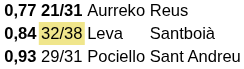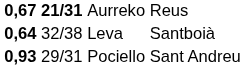(20, 10) 0,77 -> (20, 10) 0,67
(20, 34) 0,84 -> (20, 34) 0,64
(62, 34) khaki background -> (62, 34) no background
